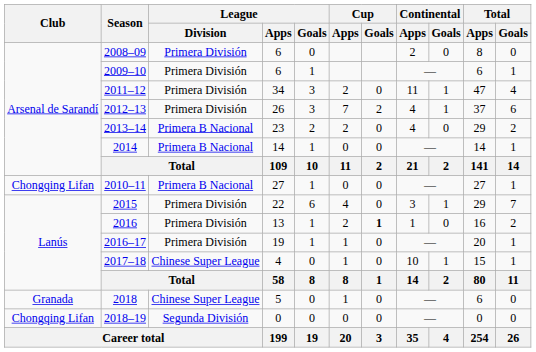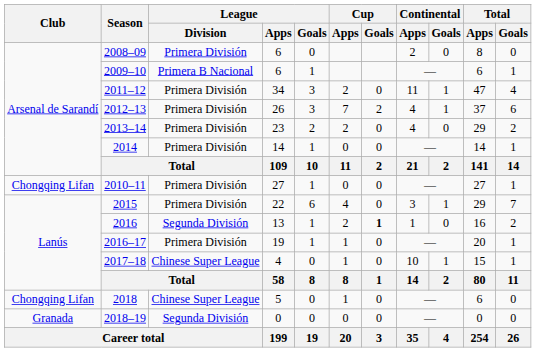(205, 71) Primera División -> (205, 71) Primera B Nacional
(205, 128) Primera B Nacional -> (205, 128) Primera División
(205, 147) Primera B Nacional -> (205, 147) Primera División
(205, 185) Primera B Nacional -> (205, 185) Primera División
(205, 223) Primera División -> (205, 223) Segunda División
(53, 299) Granada -> (53, 299) Chongqing Lifan
(53, 318) Chongqing Lifan -> (53, 318) Granada
